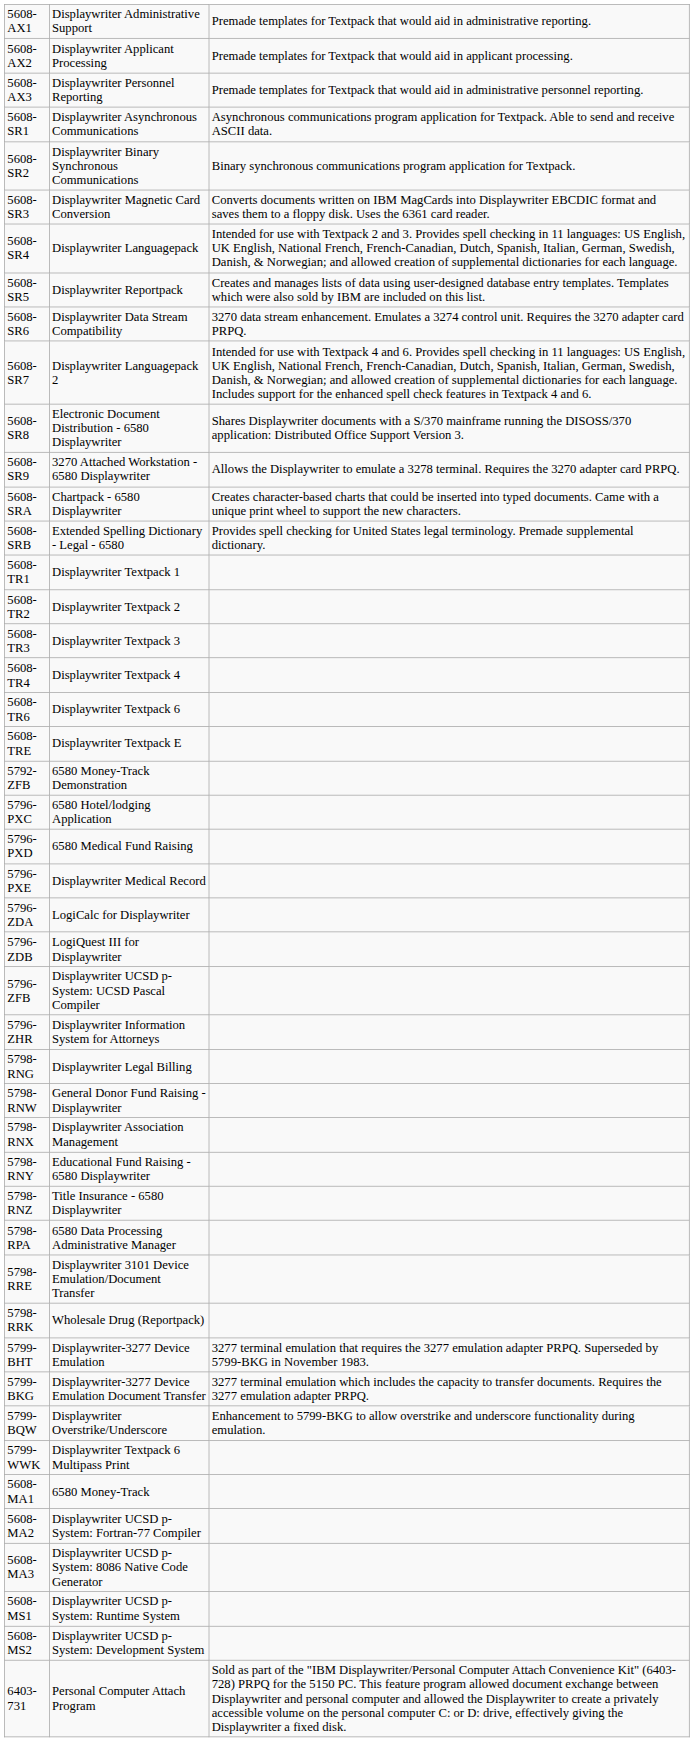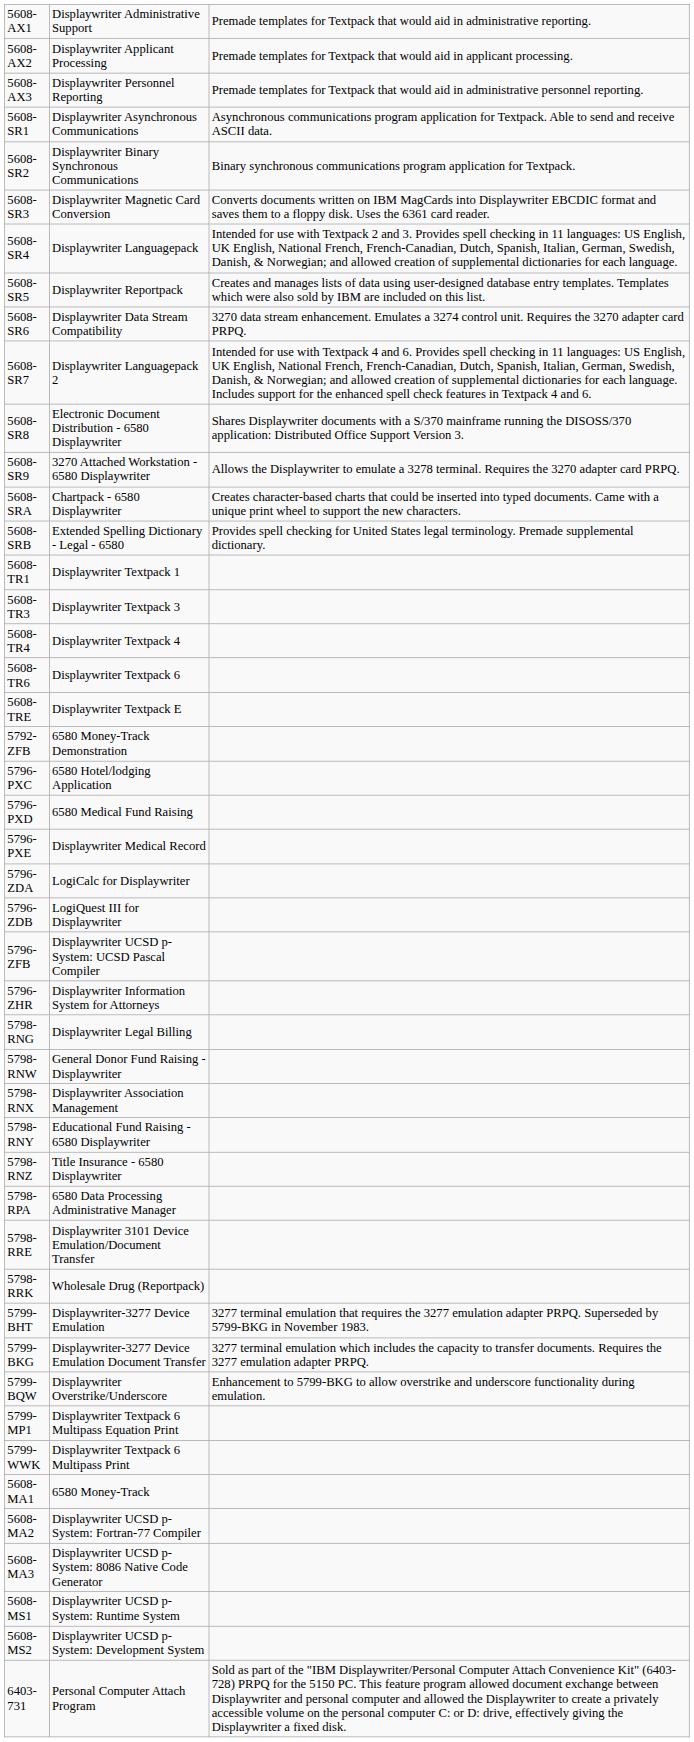- row: (22, 606)
+ row: (22, 1423)
